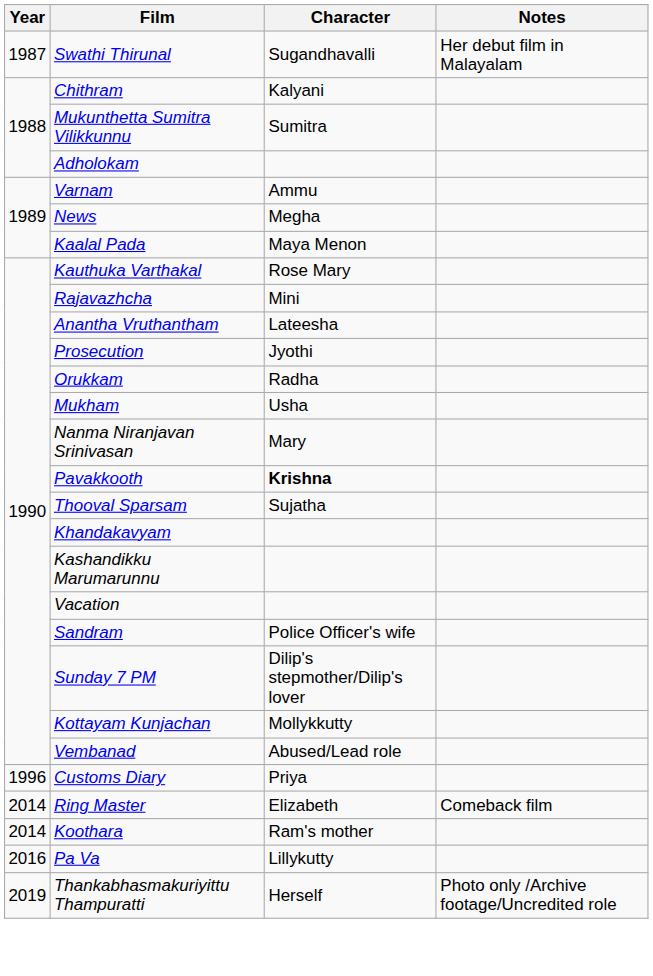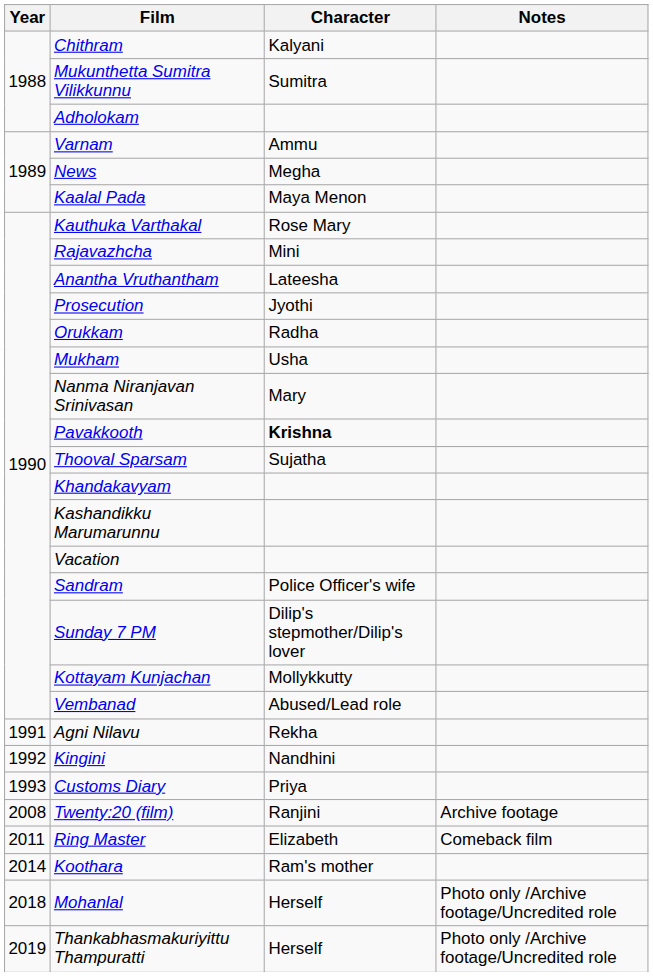- row: (112, 54)
+ row: (97, 731)
+ row: (79, 758)
(27, 777) 1996 -> (27, 785) 1993
+ row: (114, 812)
(27, 804) 2014 -> (27, 839) 2011
- row: (77, 858)
+ row: (88, 902)
